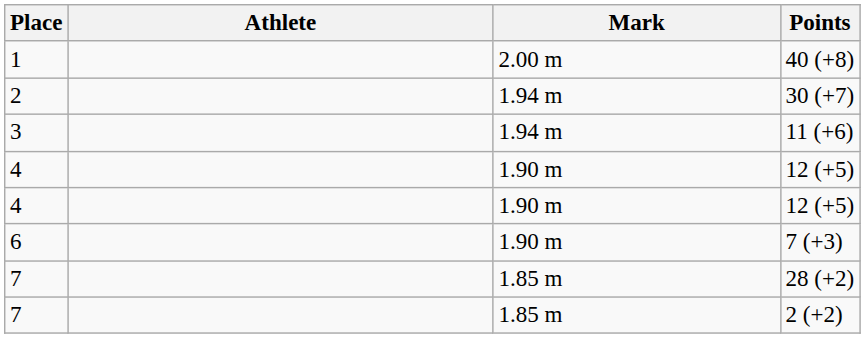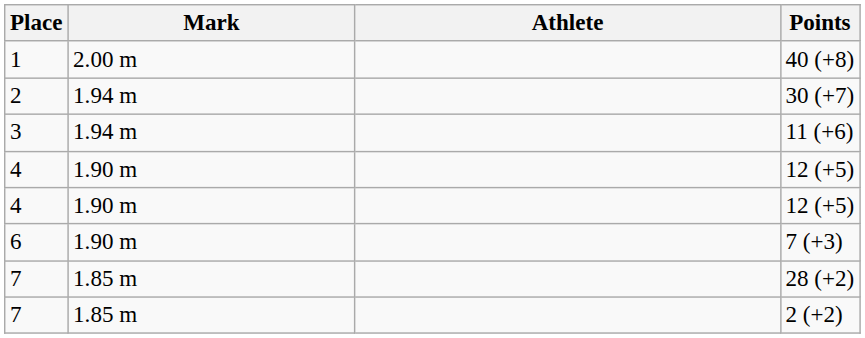columns swapped: (280, 22) <-> (637, 22)
